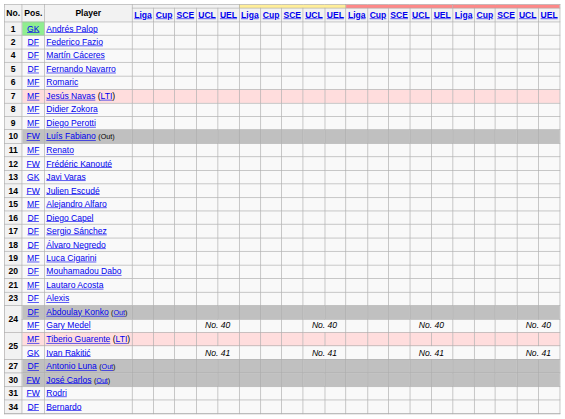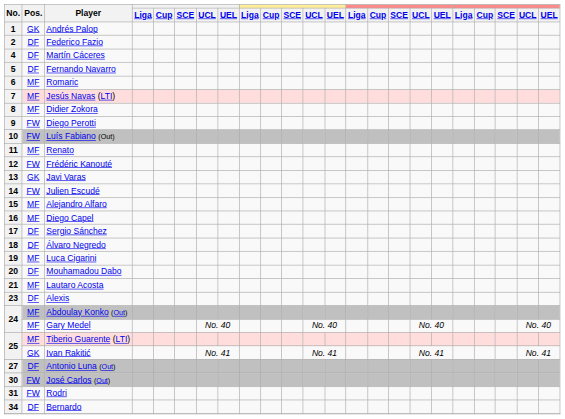(33, 28) lightgreen background -> (33, 28) no background
(33, 123) MF -> (33, 123) FW
(33, 217) DF -> (33, 217) MF
(33, 312) DF -> (33, 312) MF
